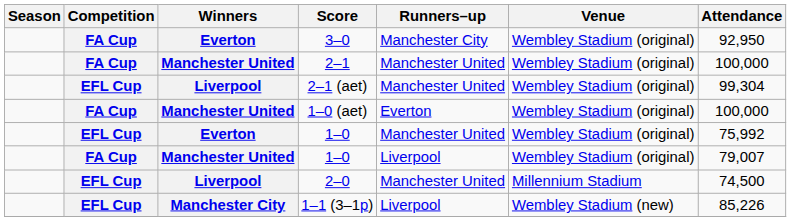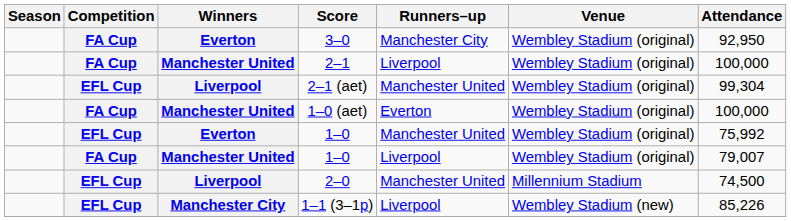(443, 63) Manchester United -> (410, 63) Liverpool
